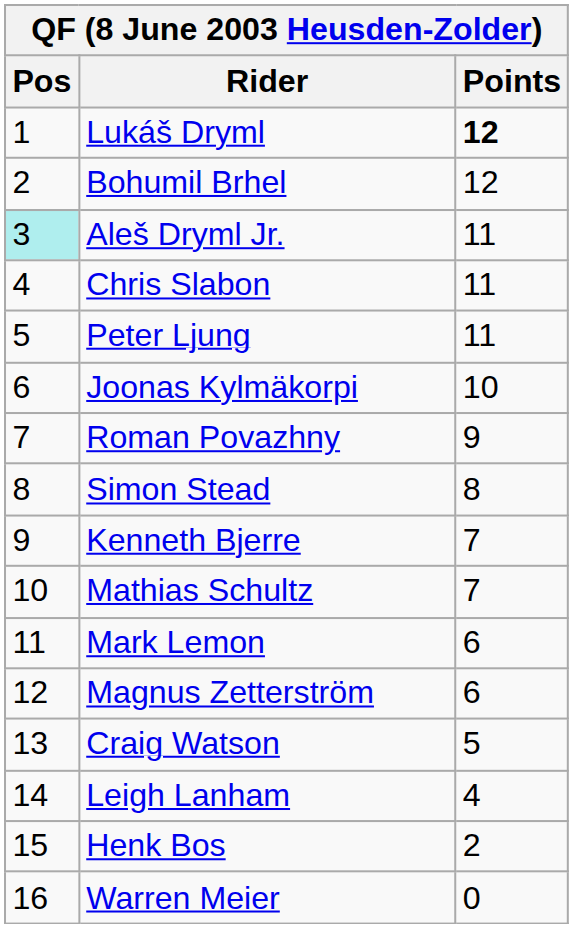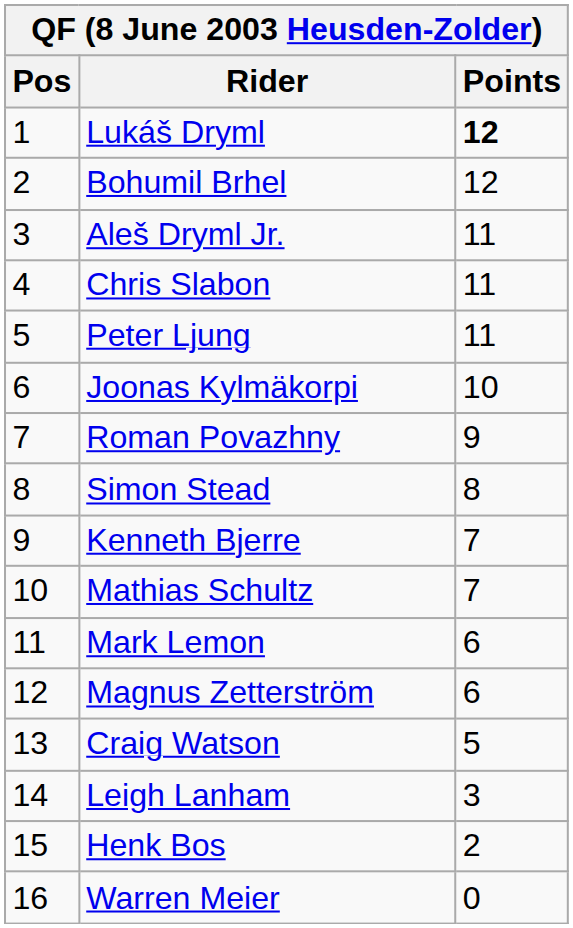(21, 234) paleturquoise background -> (21, 234) no background
(472, 795) 4 -> (472, 795) 3
